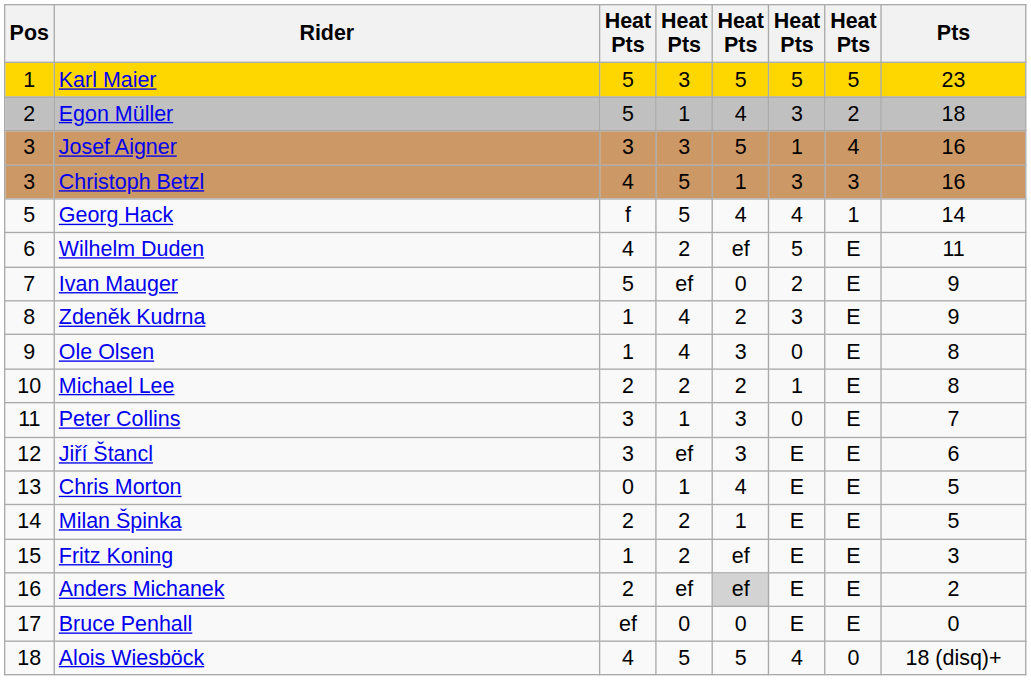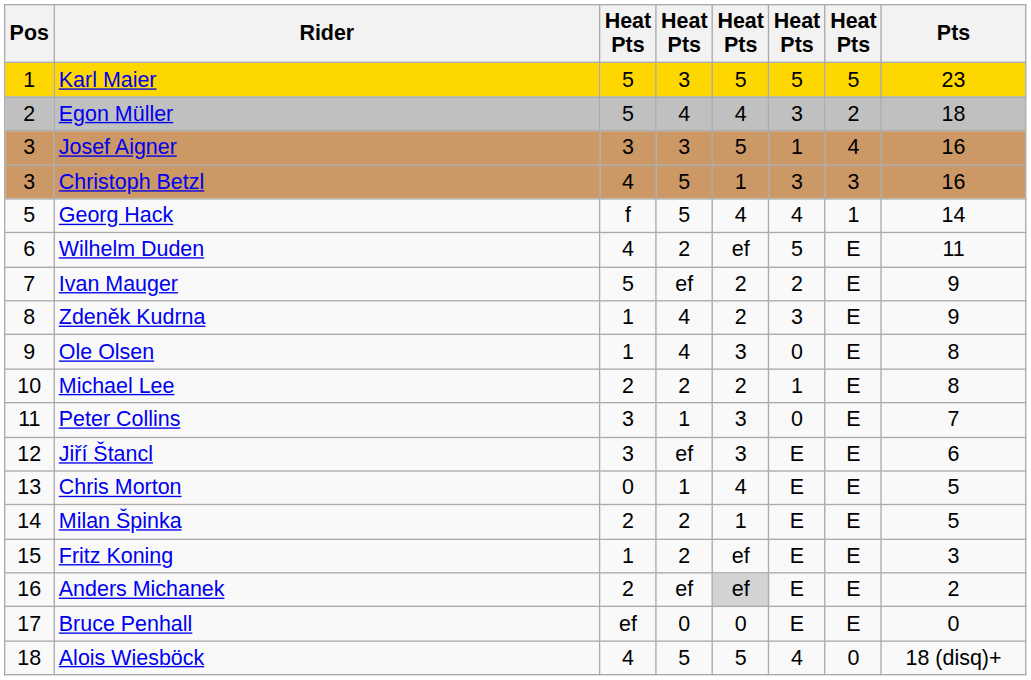(684, 113) 1 -> (684, 113) 4
(741, 283) 0 -> (741, 283) 2
